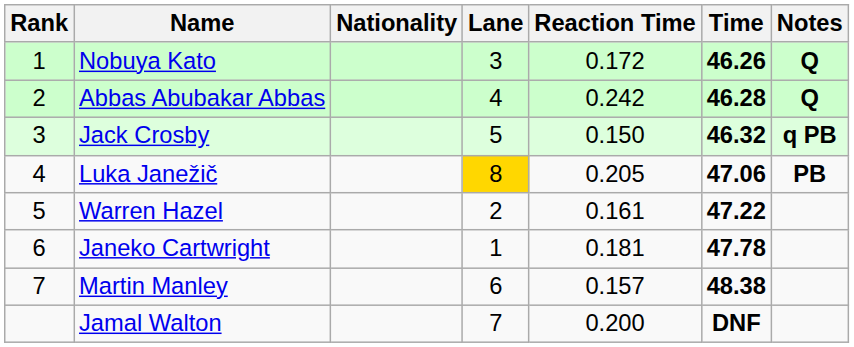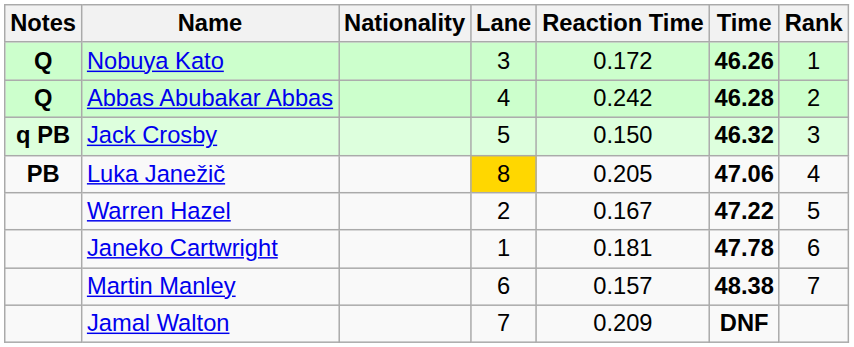columns swapped: (39, 23) <-> (810, 23)
(615, 211) 0.161 -> (623, 211) 0.167
(615, 323) 0.200 -> (623, 323) 0.209
